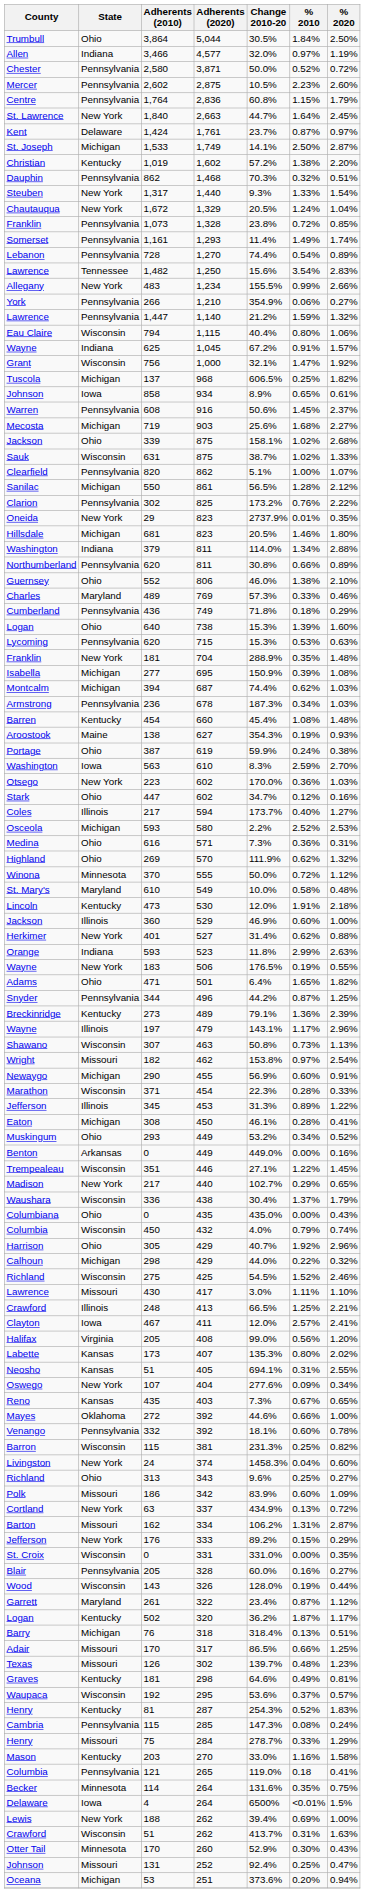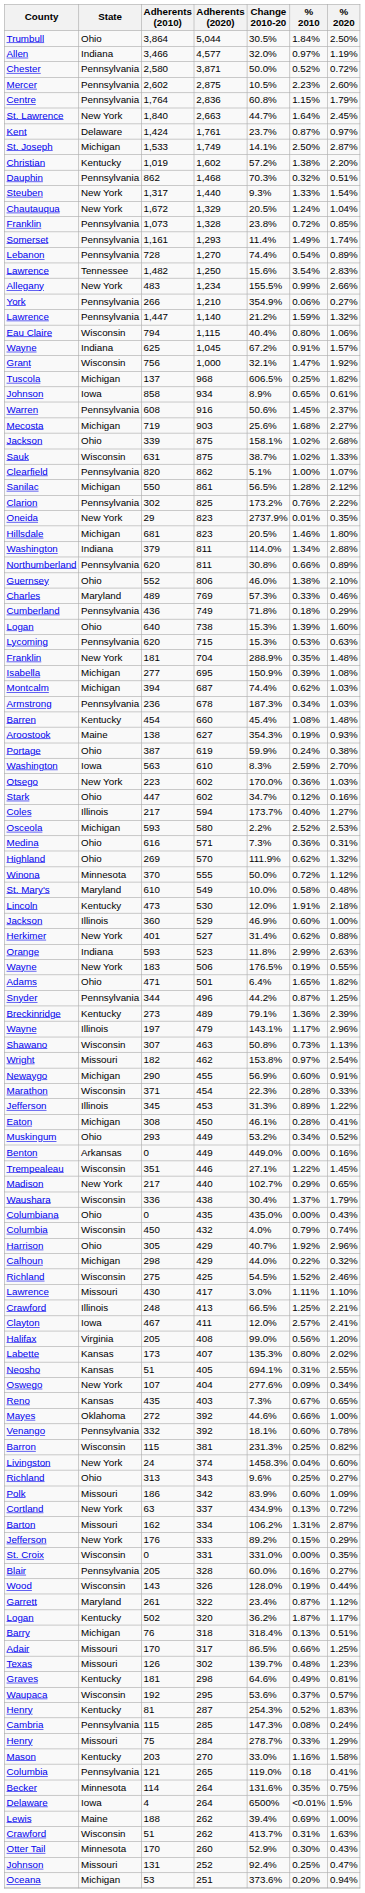(102, 1818) New York -> (94, 1818) Maine
